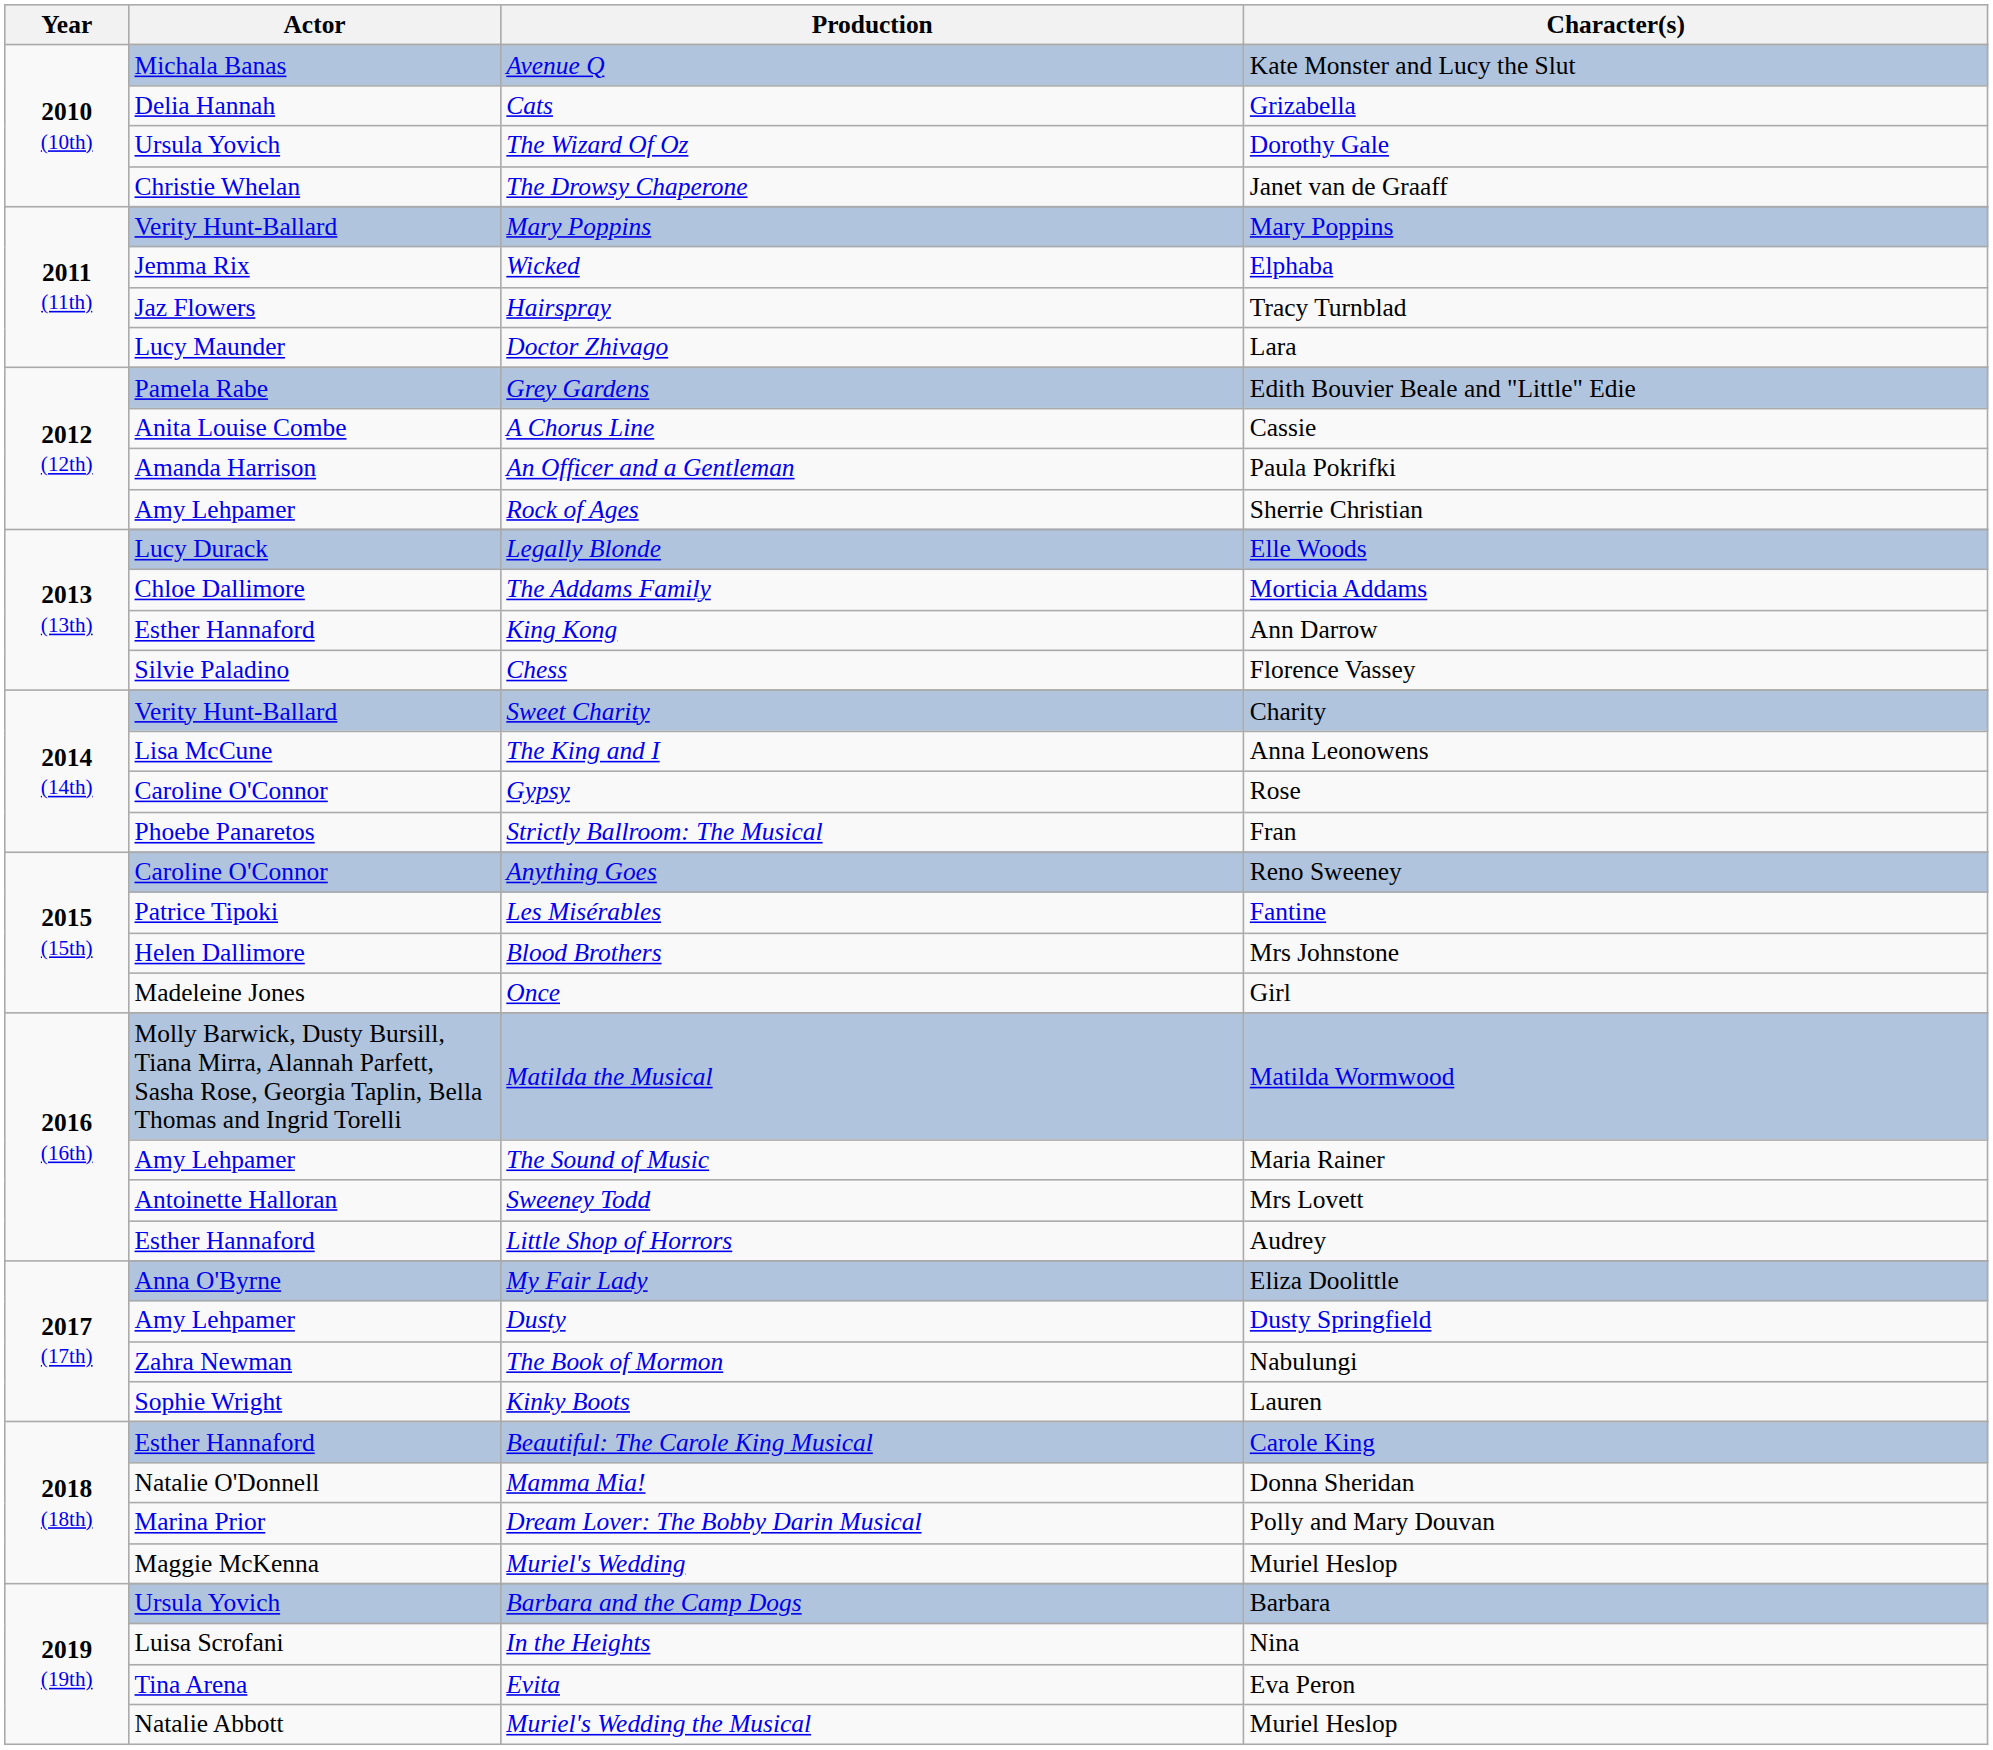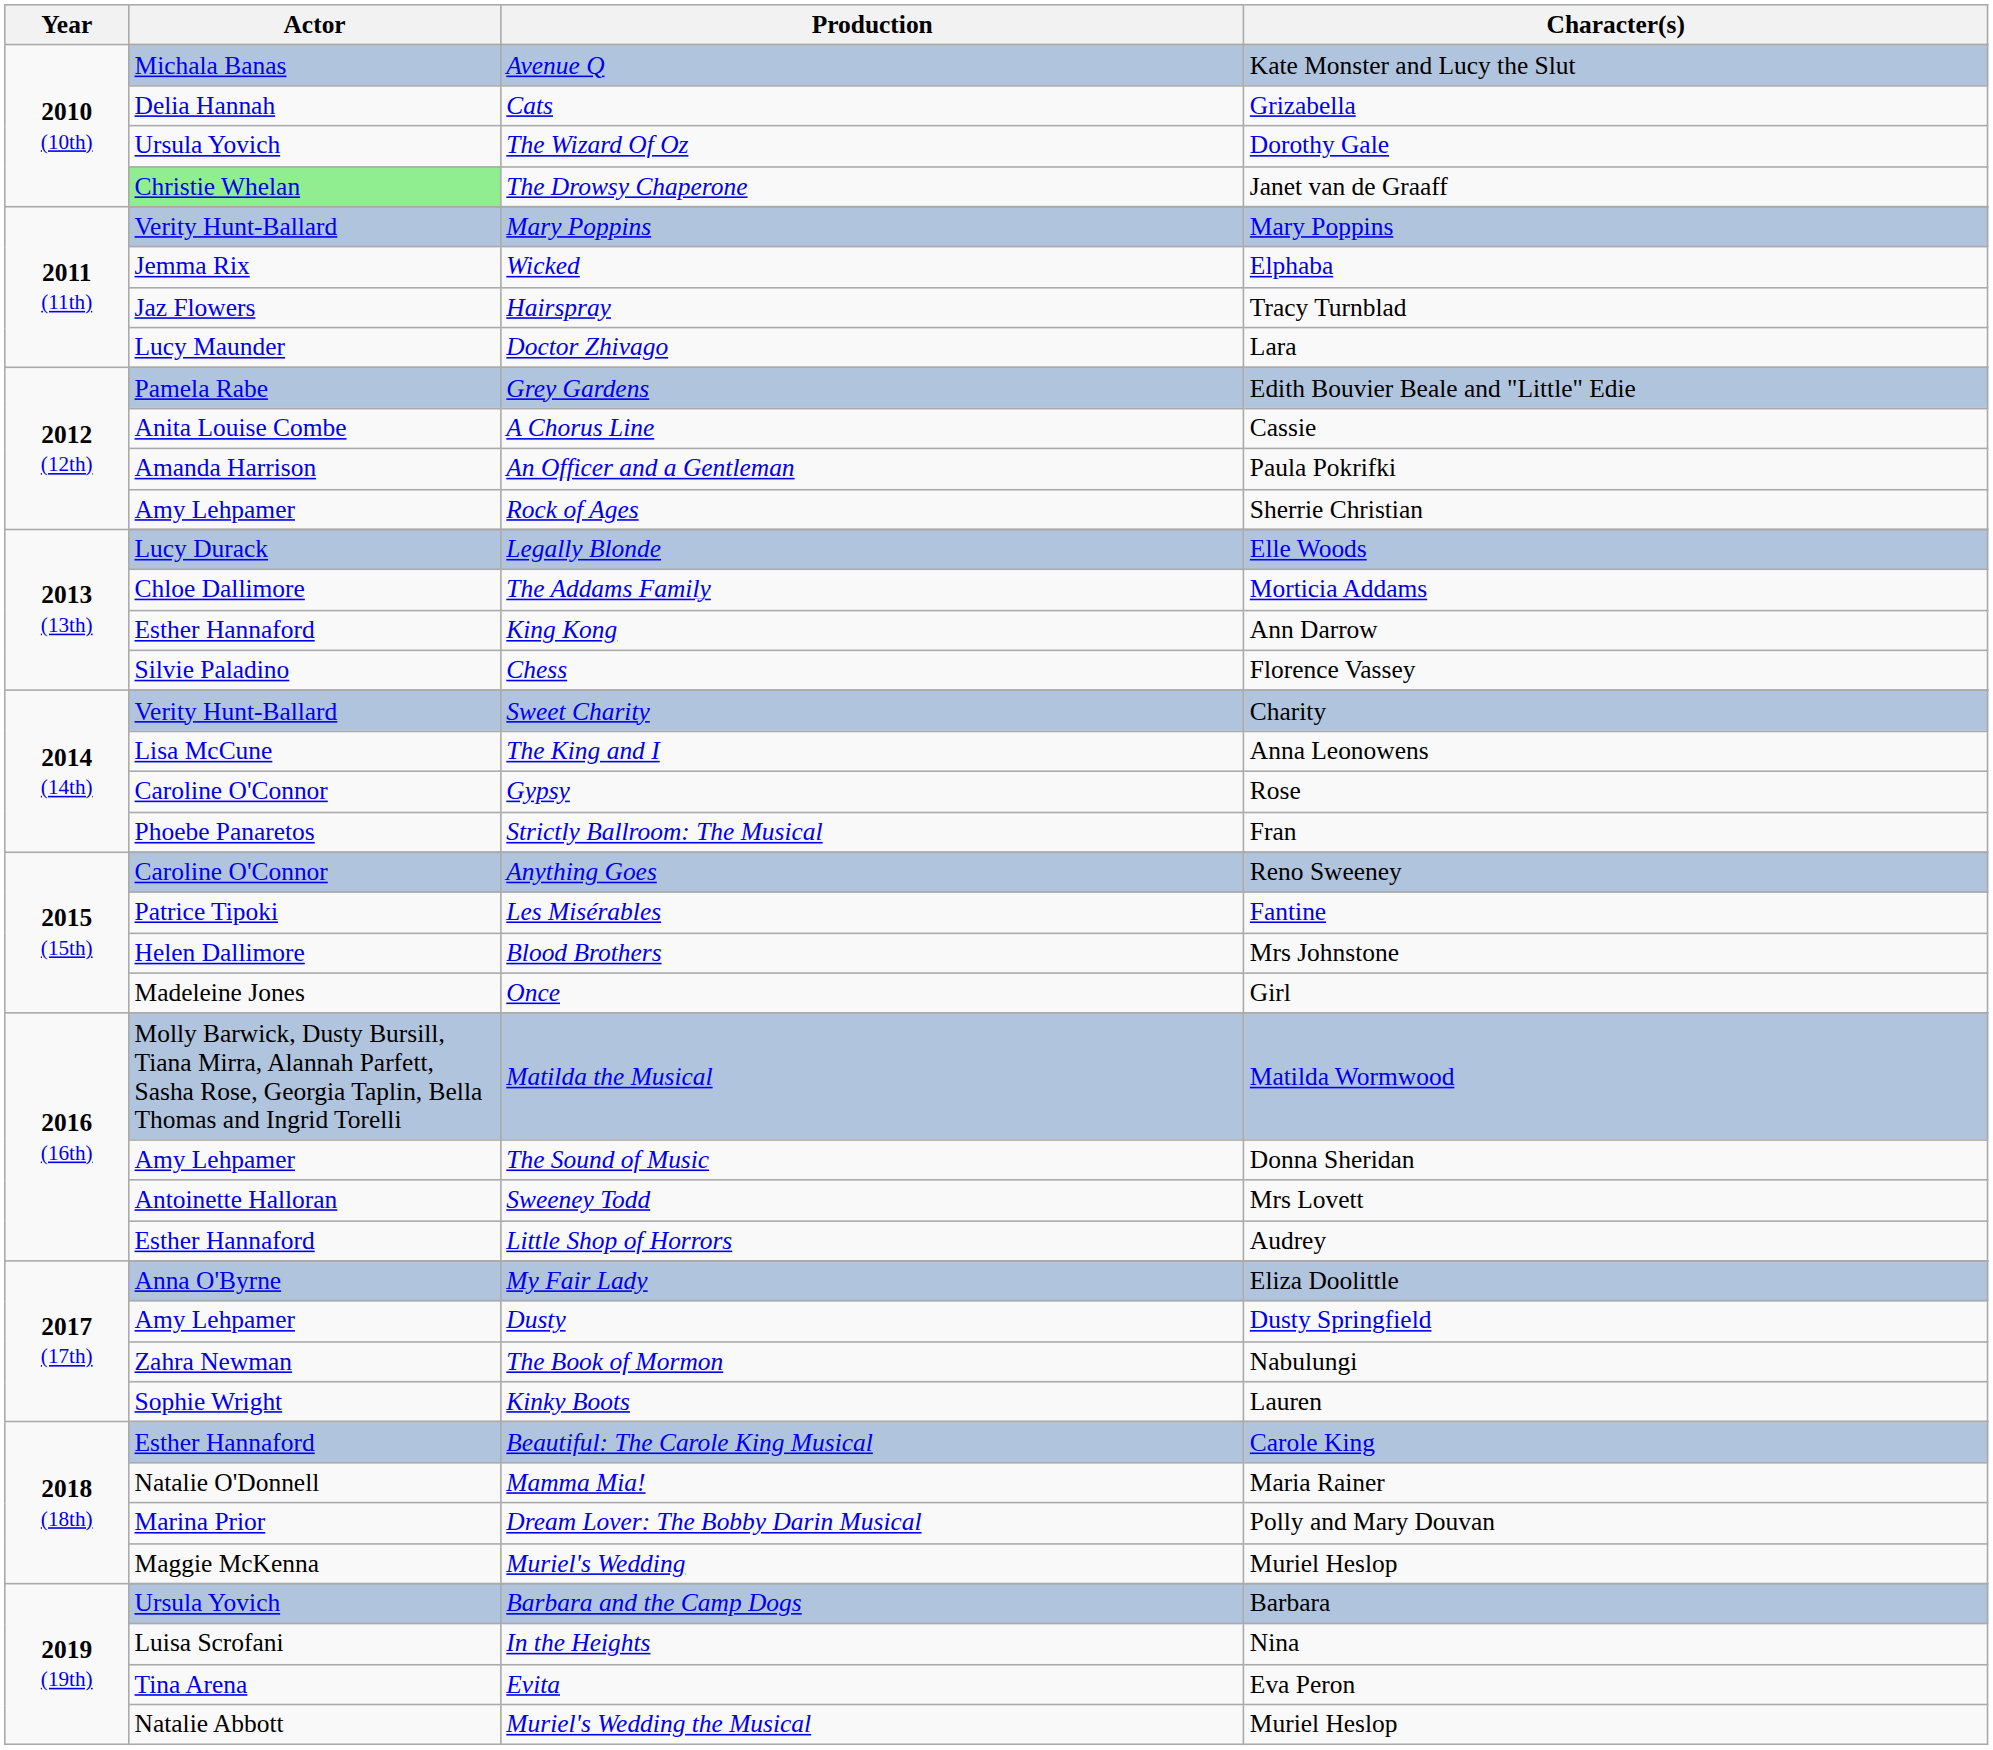(217, 186) no background -> (217, 186) lightgreen background
(1317, 1159) Maria Rainer -> (1332, 1159) Donna Sheridan
(1332, 1482) Donna Sheridan -> (1317, 1482) Maria Rainer
